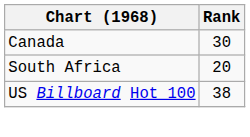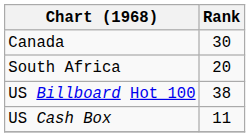+ row: (60, 119)
